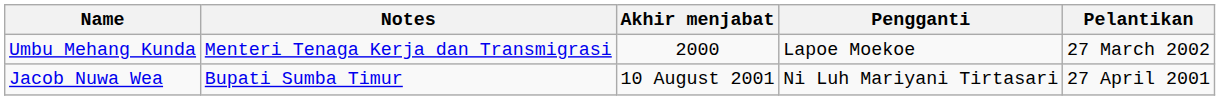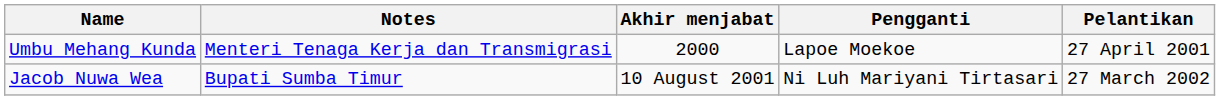(1138, 50) 27 March 2002 -> (1138, 50) 27 April 2001
(1138, 79) 27 April 2001 -> (1138, 79) 27 March 2002
